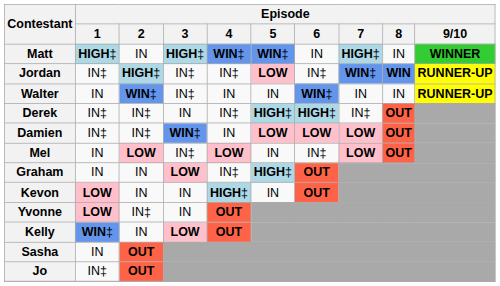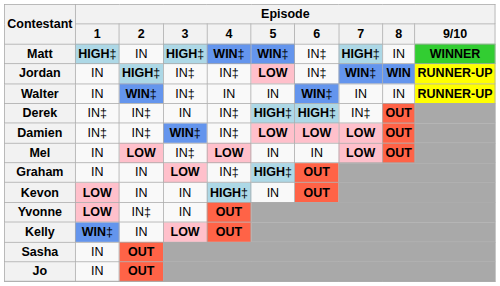(317, 53) IN -> (317, 53) IN‡
(97, 73) IN‡ -> (97, 73) IN
(229, 133) IN -> (229, 133) IN‡
(317, 152) IN‡ -> (317, 152) IN
(97, 271) IN‡ -> (97, 271) IN
